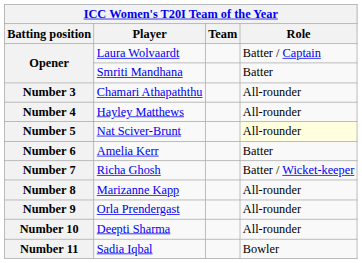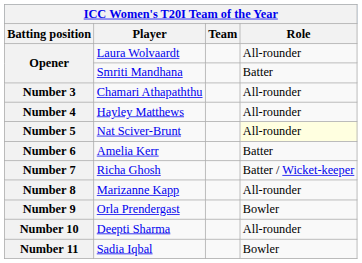(282, 53) Batter / Captain -> (272, 53) All-rounder
(272, 209) All-rounder -> (261, 209) Bowler
